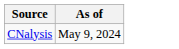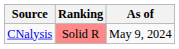+ column: (81, 14)
